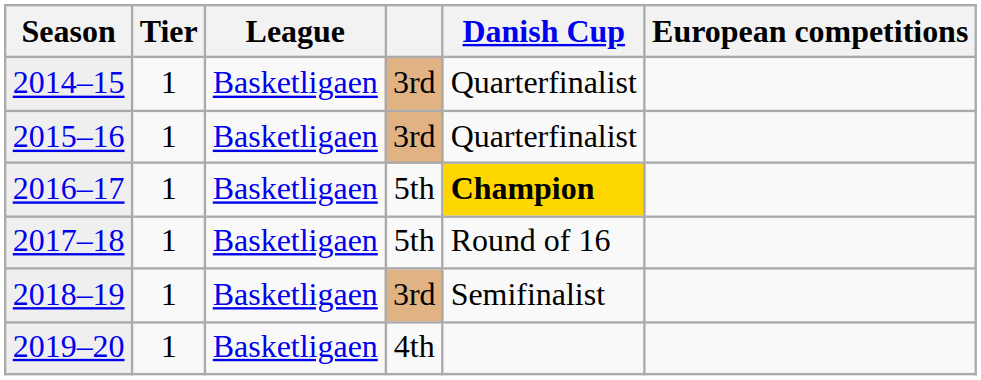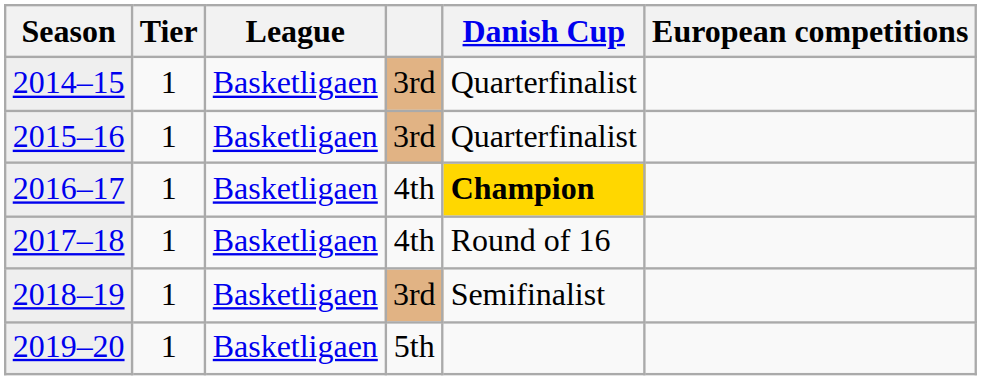(414, 188) 5th -> (414, 188) 4th
(414, 241) 5th -> (414, 241) 4th
(414, 346) 4th -> (414, 346) 5th
